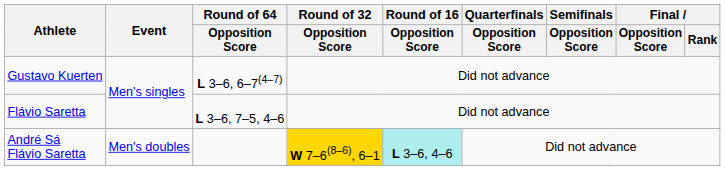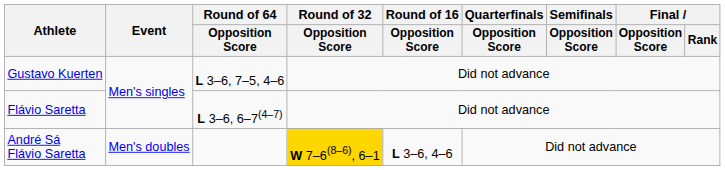(240, 83) L 3–6, 6–7(4–7) -> (240, 81) L 3–6, 7–5, 4–6
(240, 118) L 3–6, 7–5, 4–6 -> (240, 117) L 3–6, 6–7(4–7)
(422, 154) paleturquoise background -> (422, 154) no background
